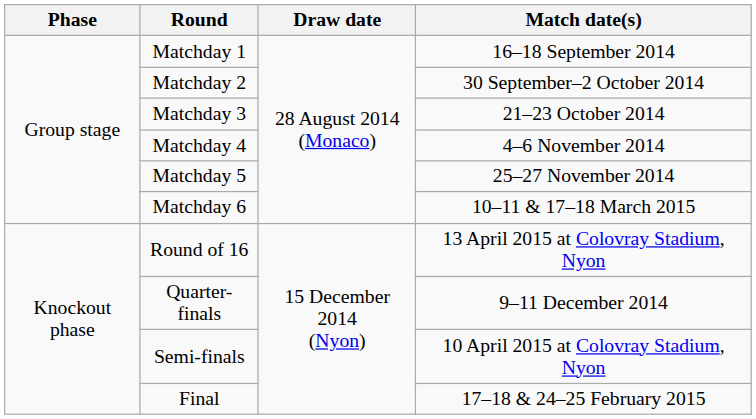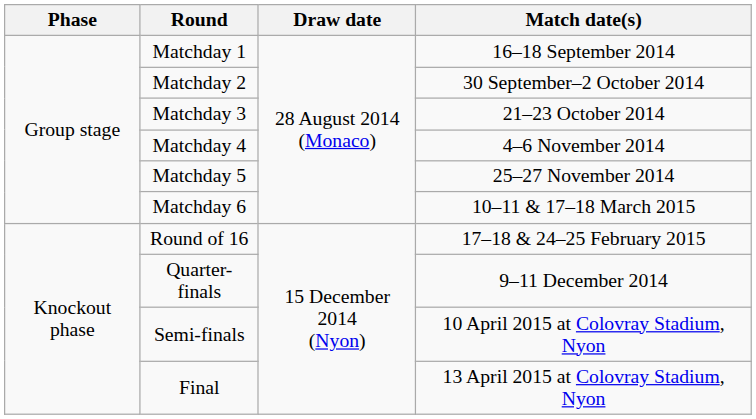(584, 249) 13 April 2015 at Colovray Stadium, Nyon -> (584, 238) 17–18 & 24–25 February 2015
(584, 398) 17–18 & 24–25 February 2015 -> (584, 387) 13 April 2015 at Colovray Stadium, Nyon
